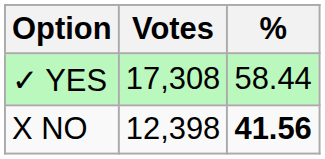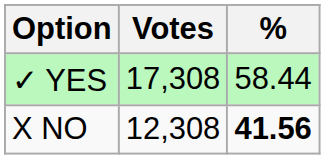(173, 128) 12,398 -> (173, 128) 12,308
